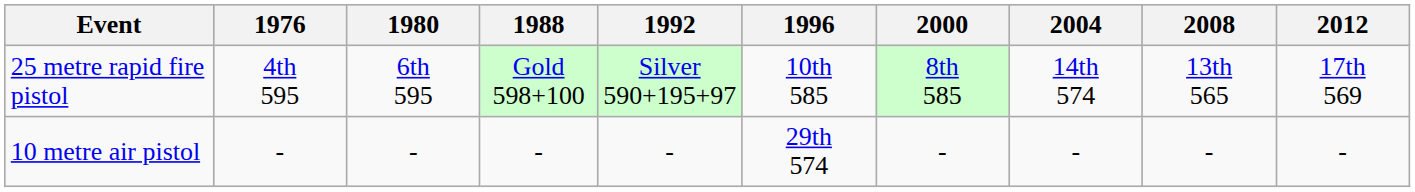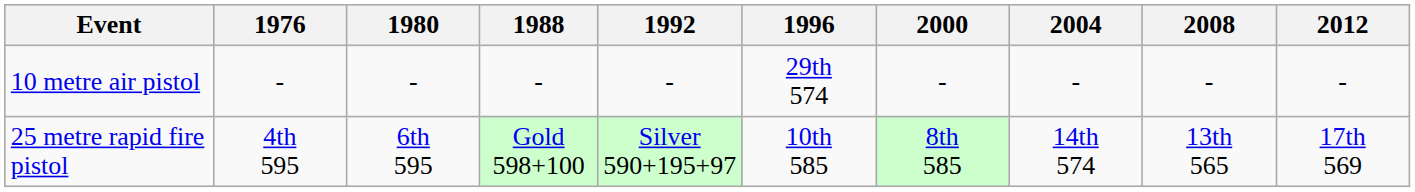rows swapped: (108, 80) <-> (105, 151)
